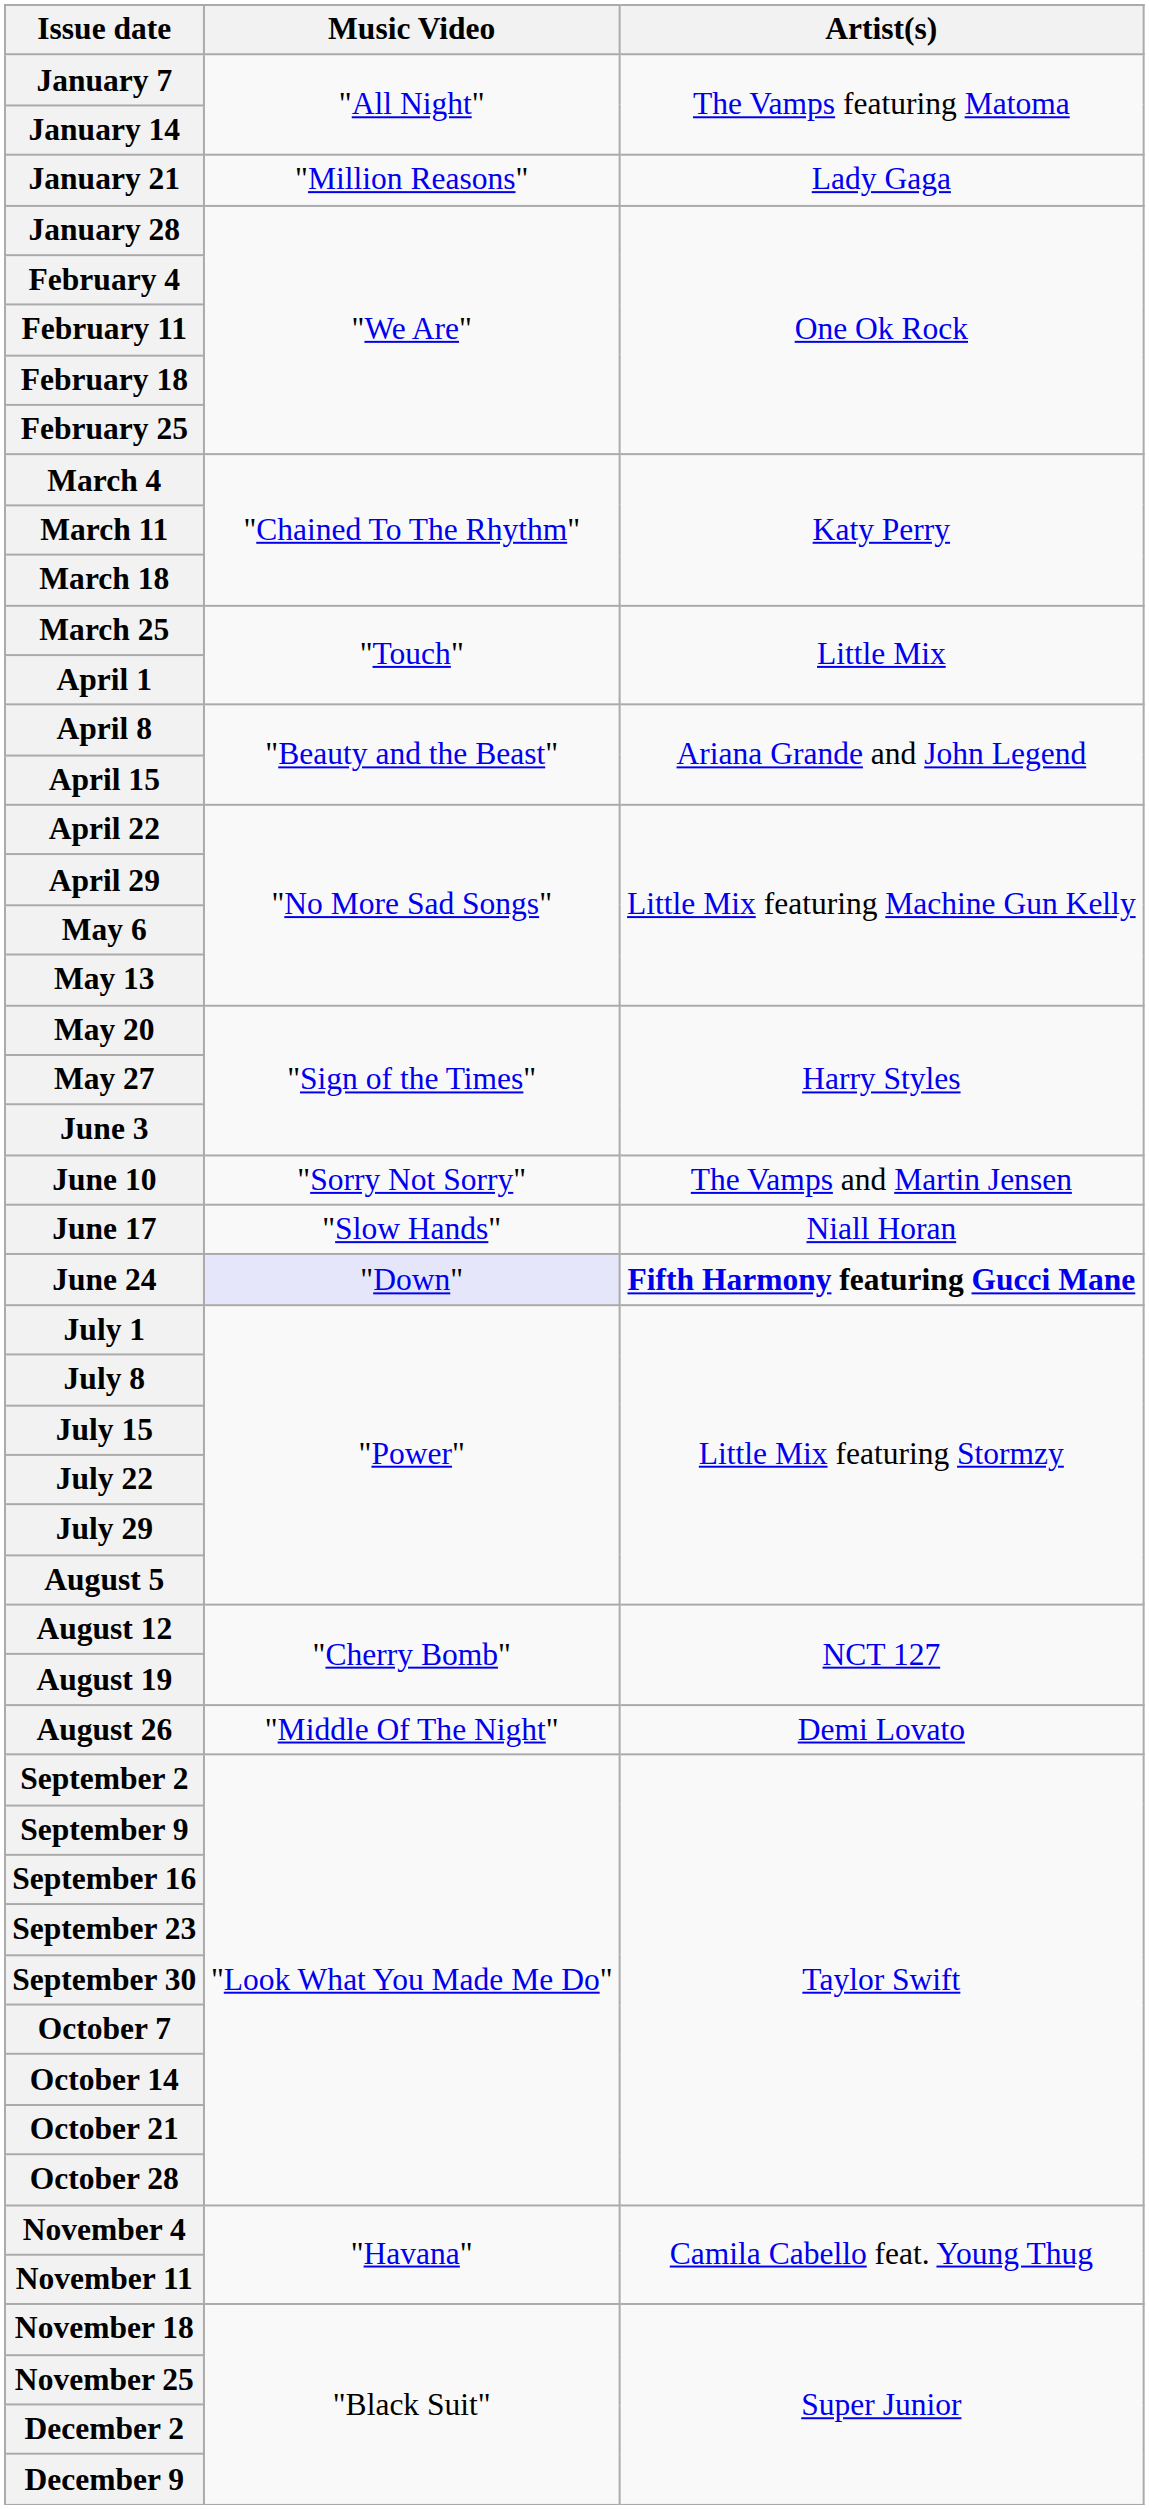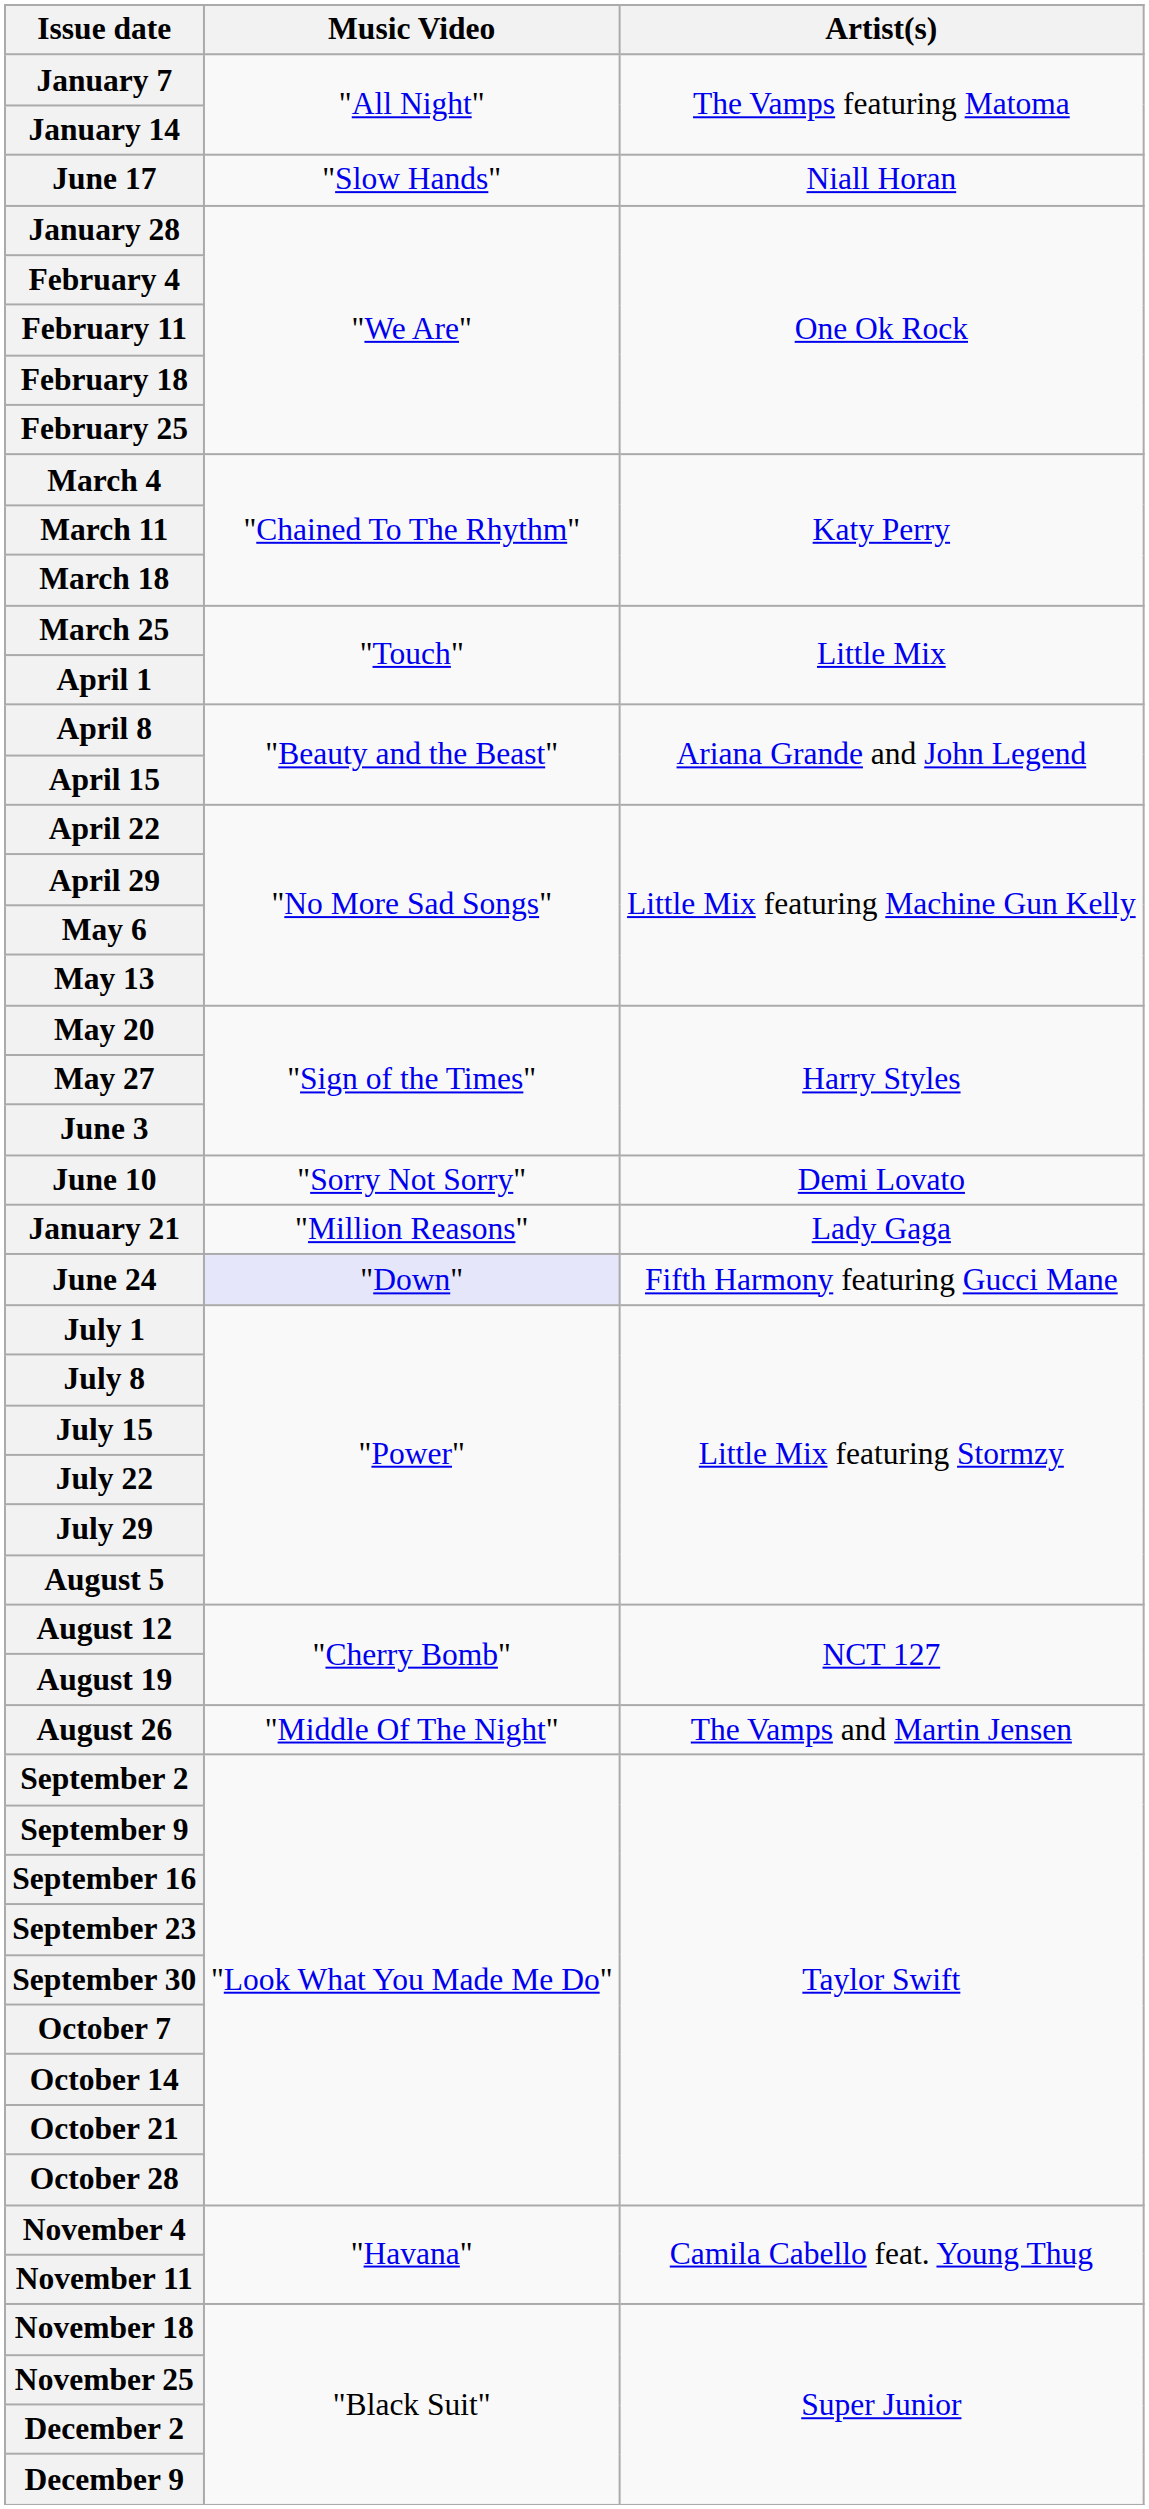rows swapped: (104, 179) <-> (104, 1229)
(881, 1179) The Vamps and Martin Jensen -> (881, 1179) Demi Lovato
(881, 1279) bold -> (881, 1279) normal
(881, 1729) Demi Lovato -> (881, 1729) The Vamps and Martin Jensen
